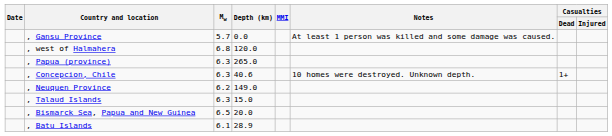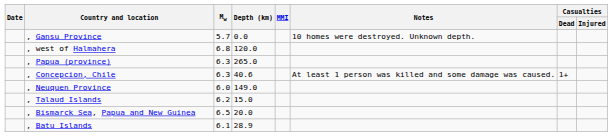(424, 36) At least 1 person was killed and some damage was caused. -> (384, 36) 10 homes were destroyed. Unknown depth.
(384, 74) 10 homes were destroyed. Unknown depth. -> (424, 74) At least 1 person was killed and some damage was caused.
(223, 87) 6.2 -> (223, 87) 6.0
(223, 100) 6.3 -> (223, 100) 6.2
